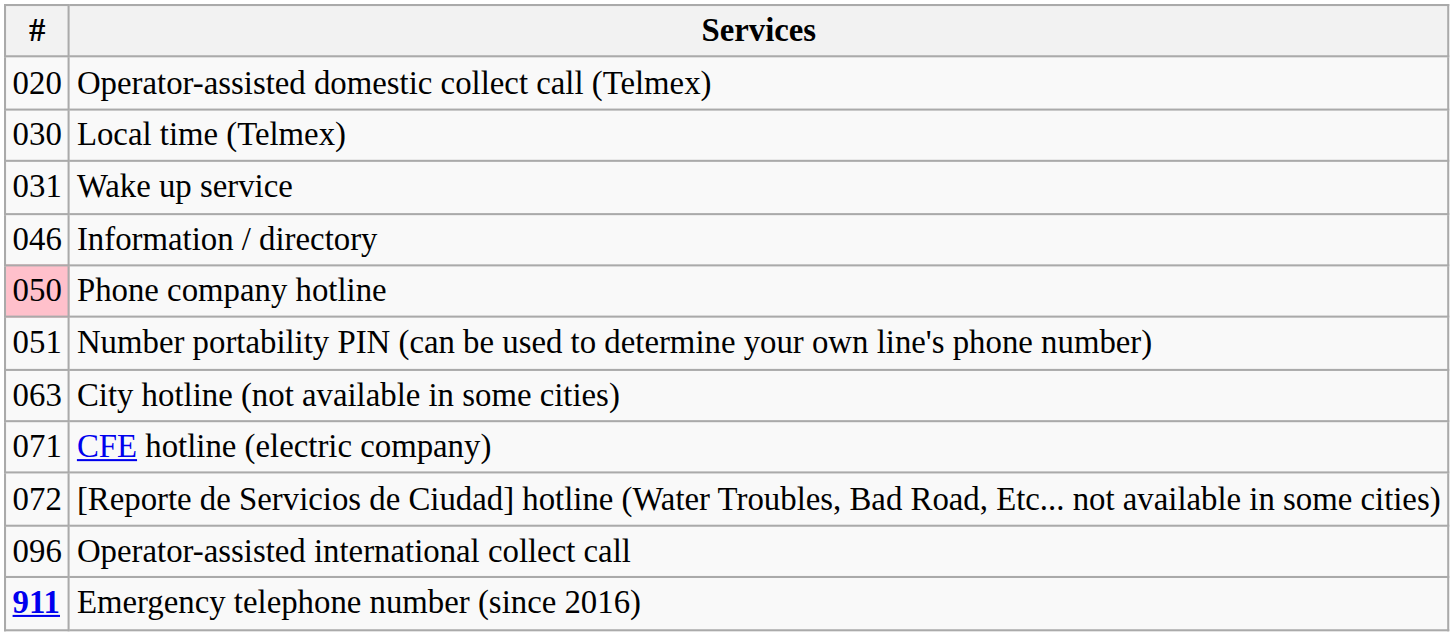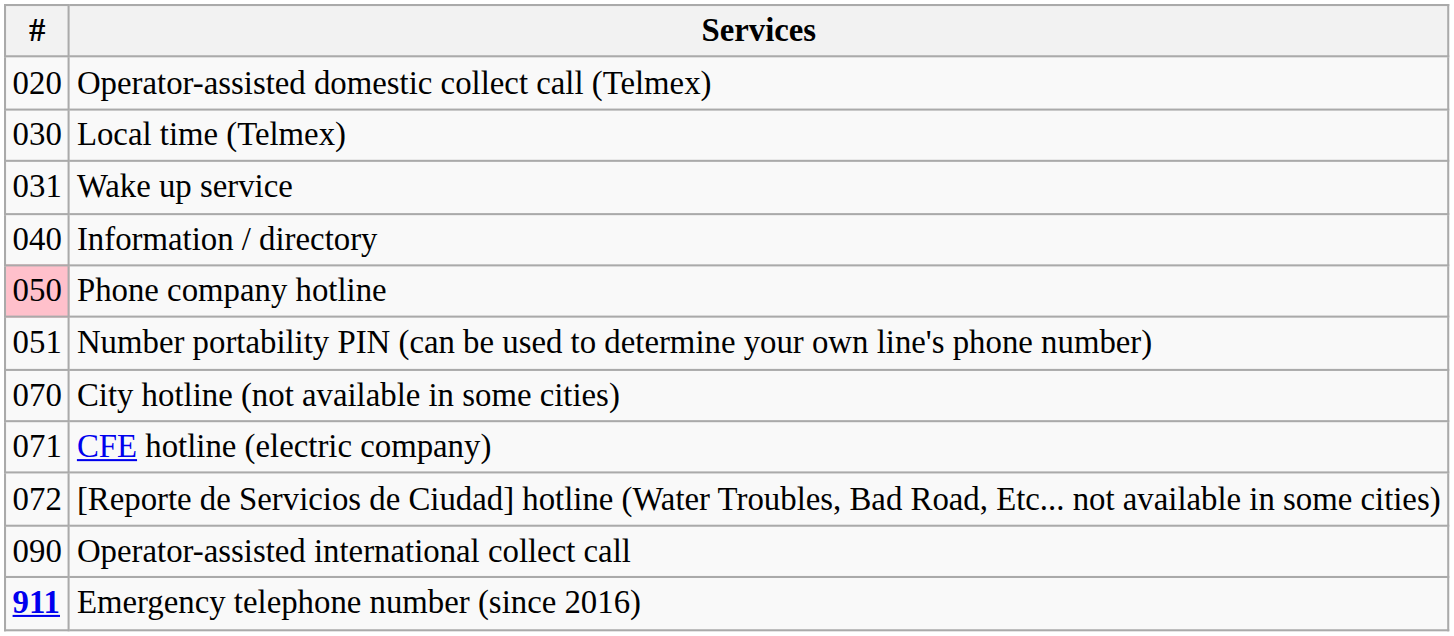(37, 238) 046 -> (37, 238) 040
(37, 394) 063 -> (37, 394) 070
(37, 550) 096 -> (37, 550) 090
